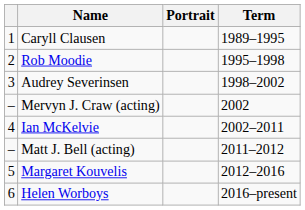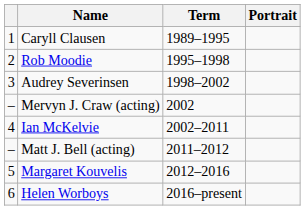columns swapped: (190, 15) <-> (259, 15)
